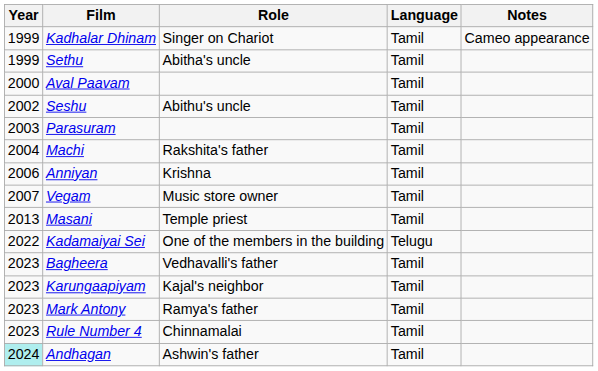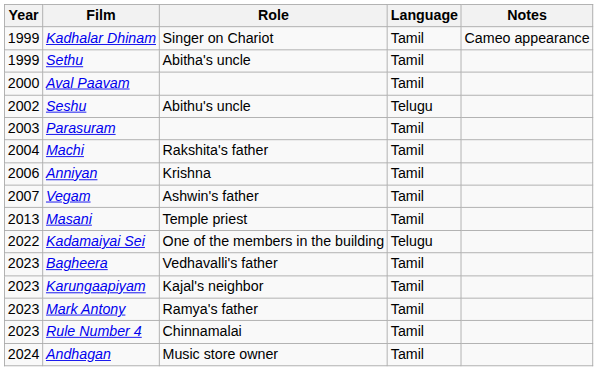(407, 106) Tamil -> (412, 106) Telugu
(220, 196) Music store owner -> (211, 196) Ashwin's father
(24, 354) paleturquoise background -> (24, 354) no background
(211, 354) Ashwin's father -> (220, 354) Music store owner
